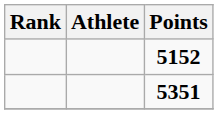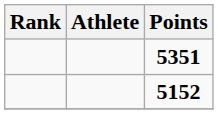rows swapped: (179, 91) <-> (179, 56)
